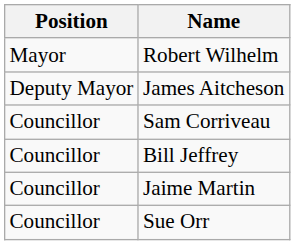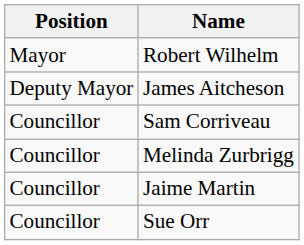- row: (191, 155)
+ row: (218, 155)
